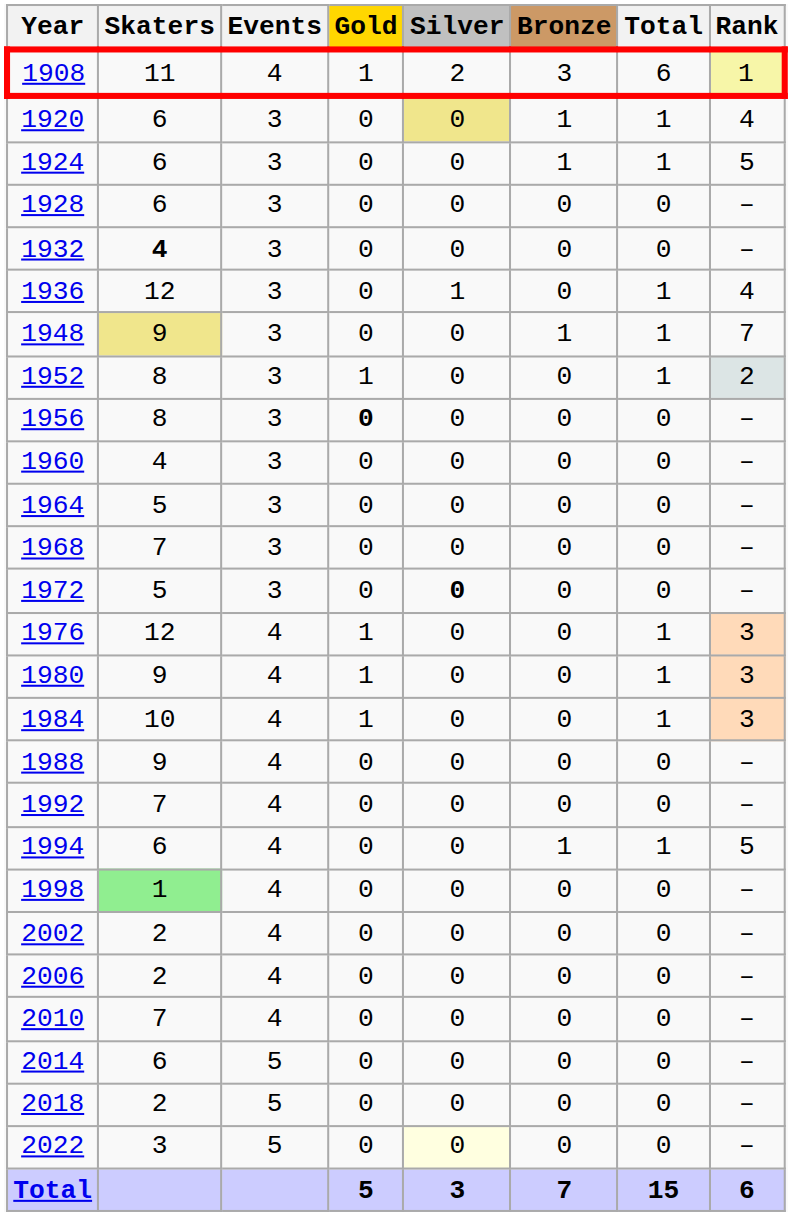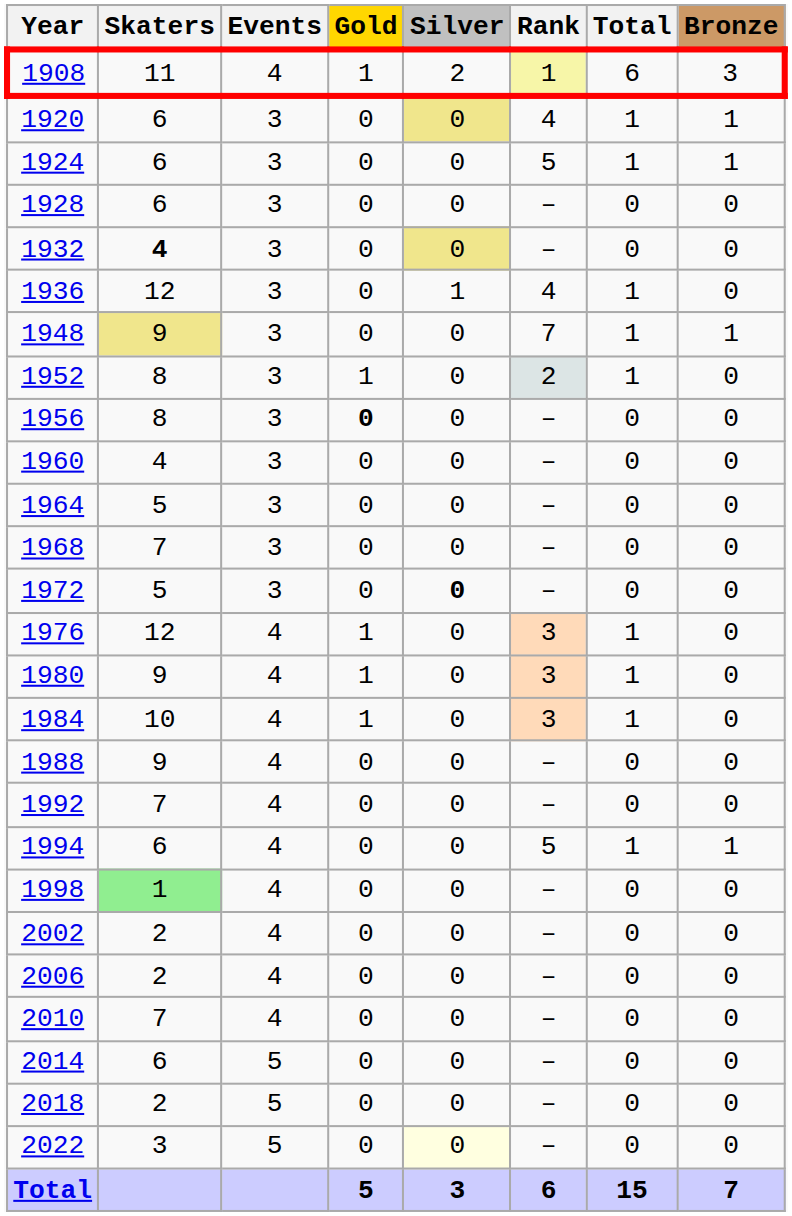columns swapped: (564, 26) <-> (747, 26)
(457, 248) no background -> (457, 248) khaki background
